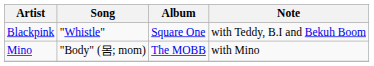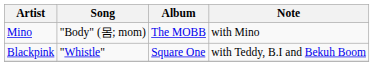rows swapped: (31, 31) <-> (19, 51)
